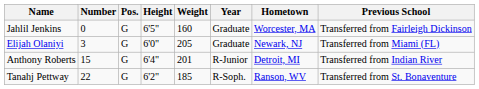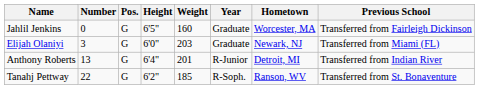(185, 44) 205 -> (185, 44) 203
(85, 60) 15 -> (85, 60) 13
